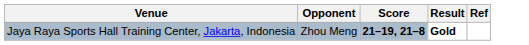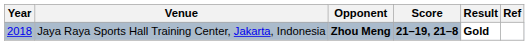+ column: (20, 14)
(329, 31) normal -> (361, 31) bold
